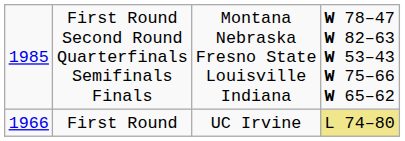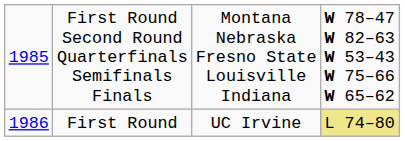(29, 123) 1966 -> (29, 123) 1986
